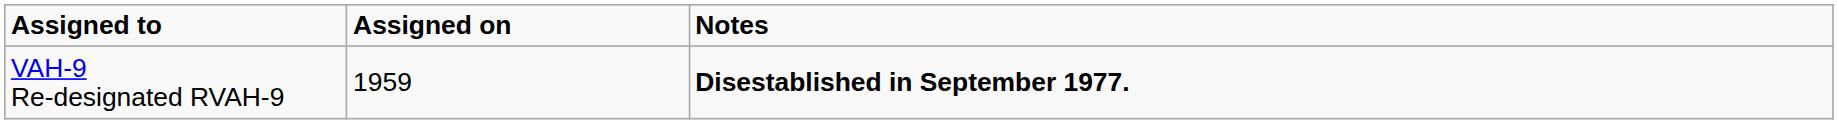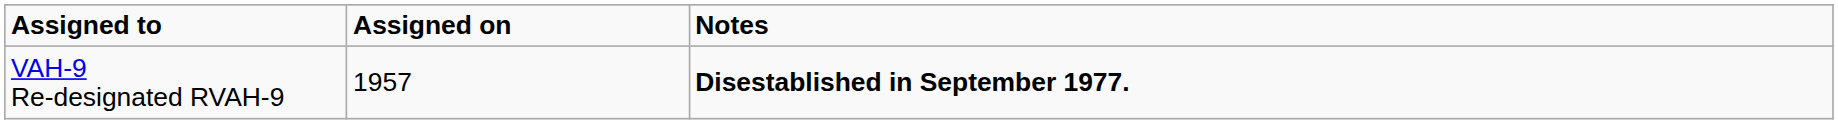(382, 82) 1959 -> (382, 82) 1957
